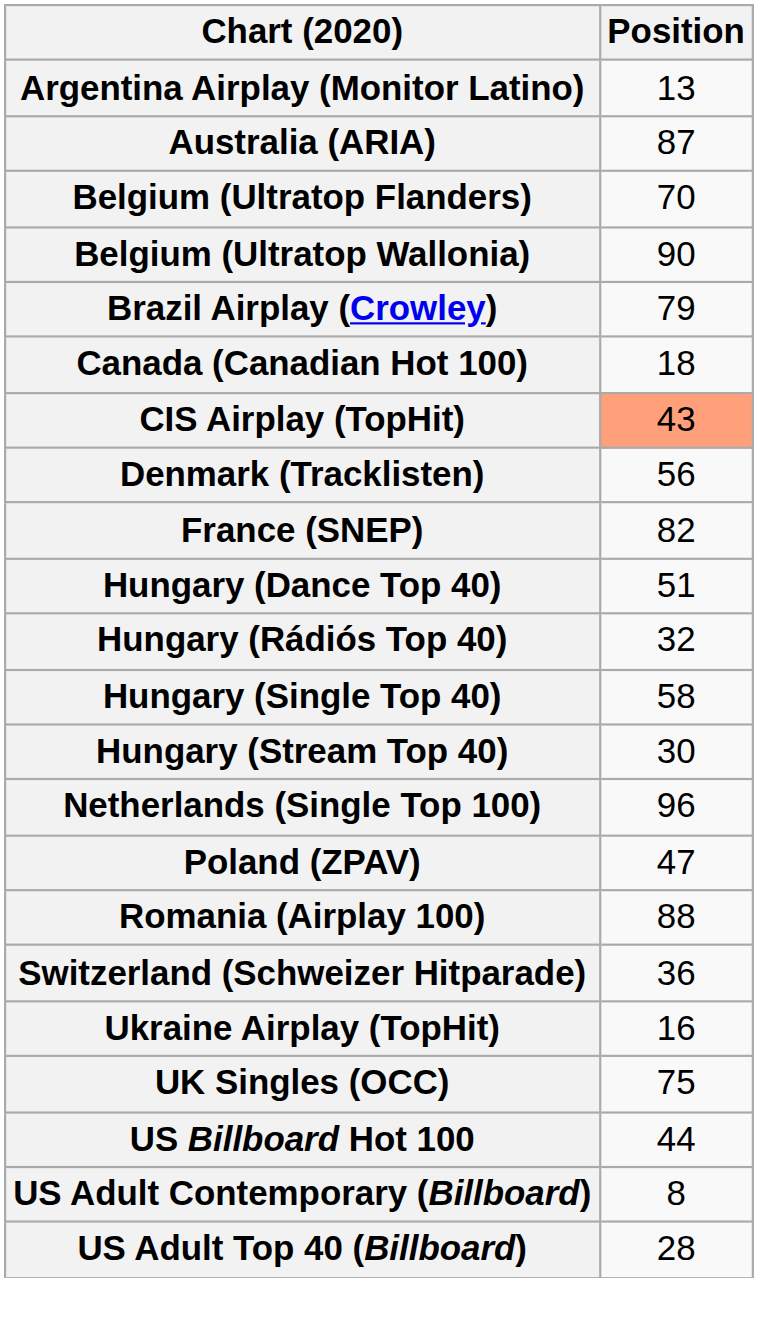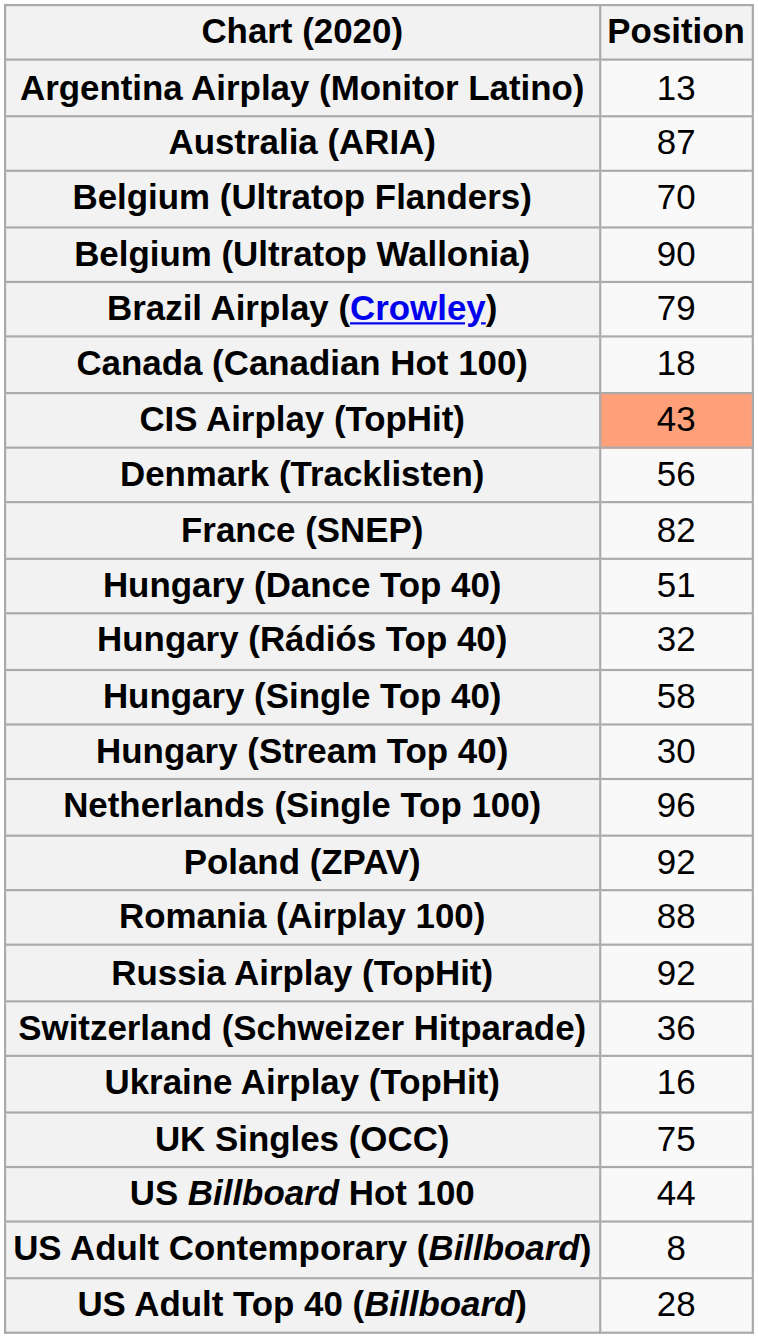(676, 861) 47 -> (676, 861) 92
+ row: (302, 972)
